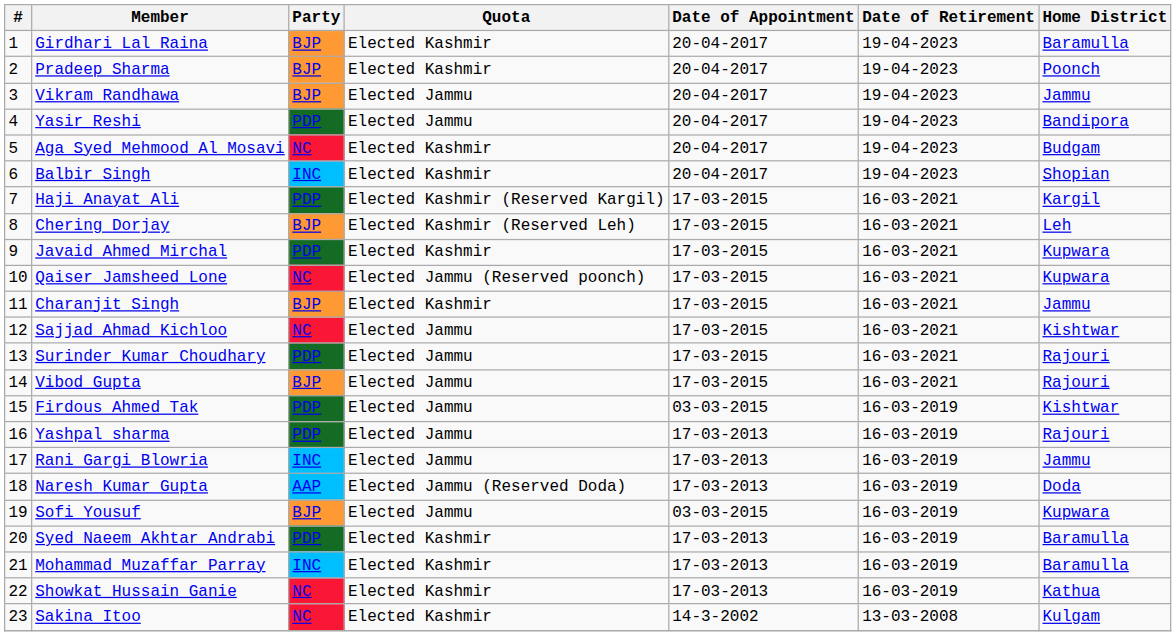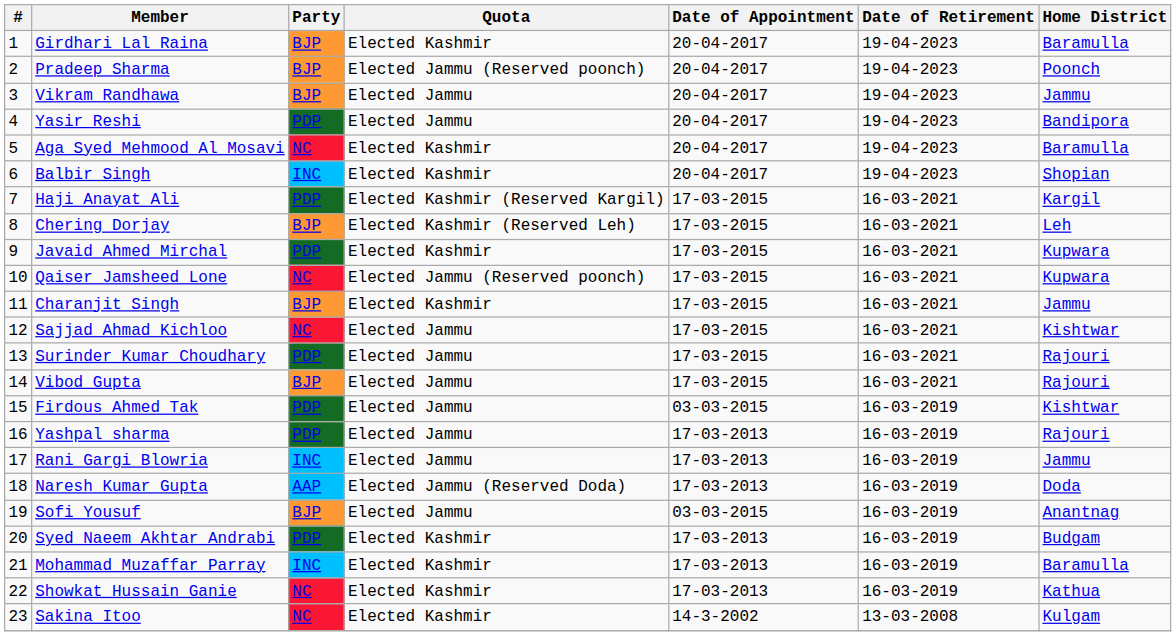(420, 70) Elected Kashmir -> (497, 70) Elected Jammu (Reserved poonch)
(1071, 148) Budgam -> (1086, 148) Baramulla
(1076, 513) Kupwara -> (1081, 513) Anantnag
(1086, 539) Baramulla -> (1071, 539) Budgam
